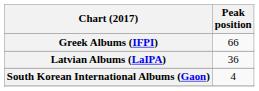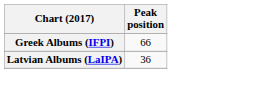- row: (108, 77)
